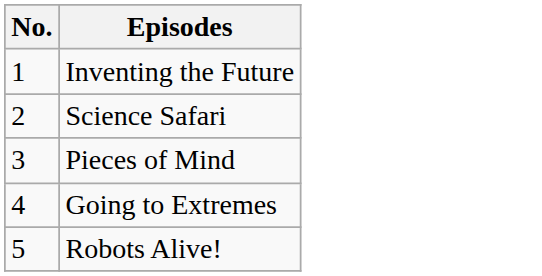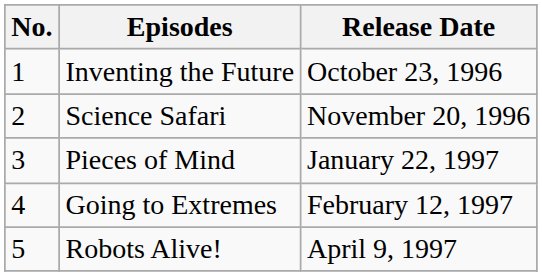+ column: (419, 26)
